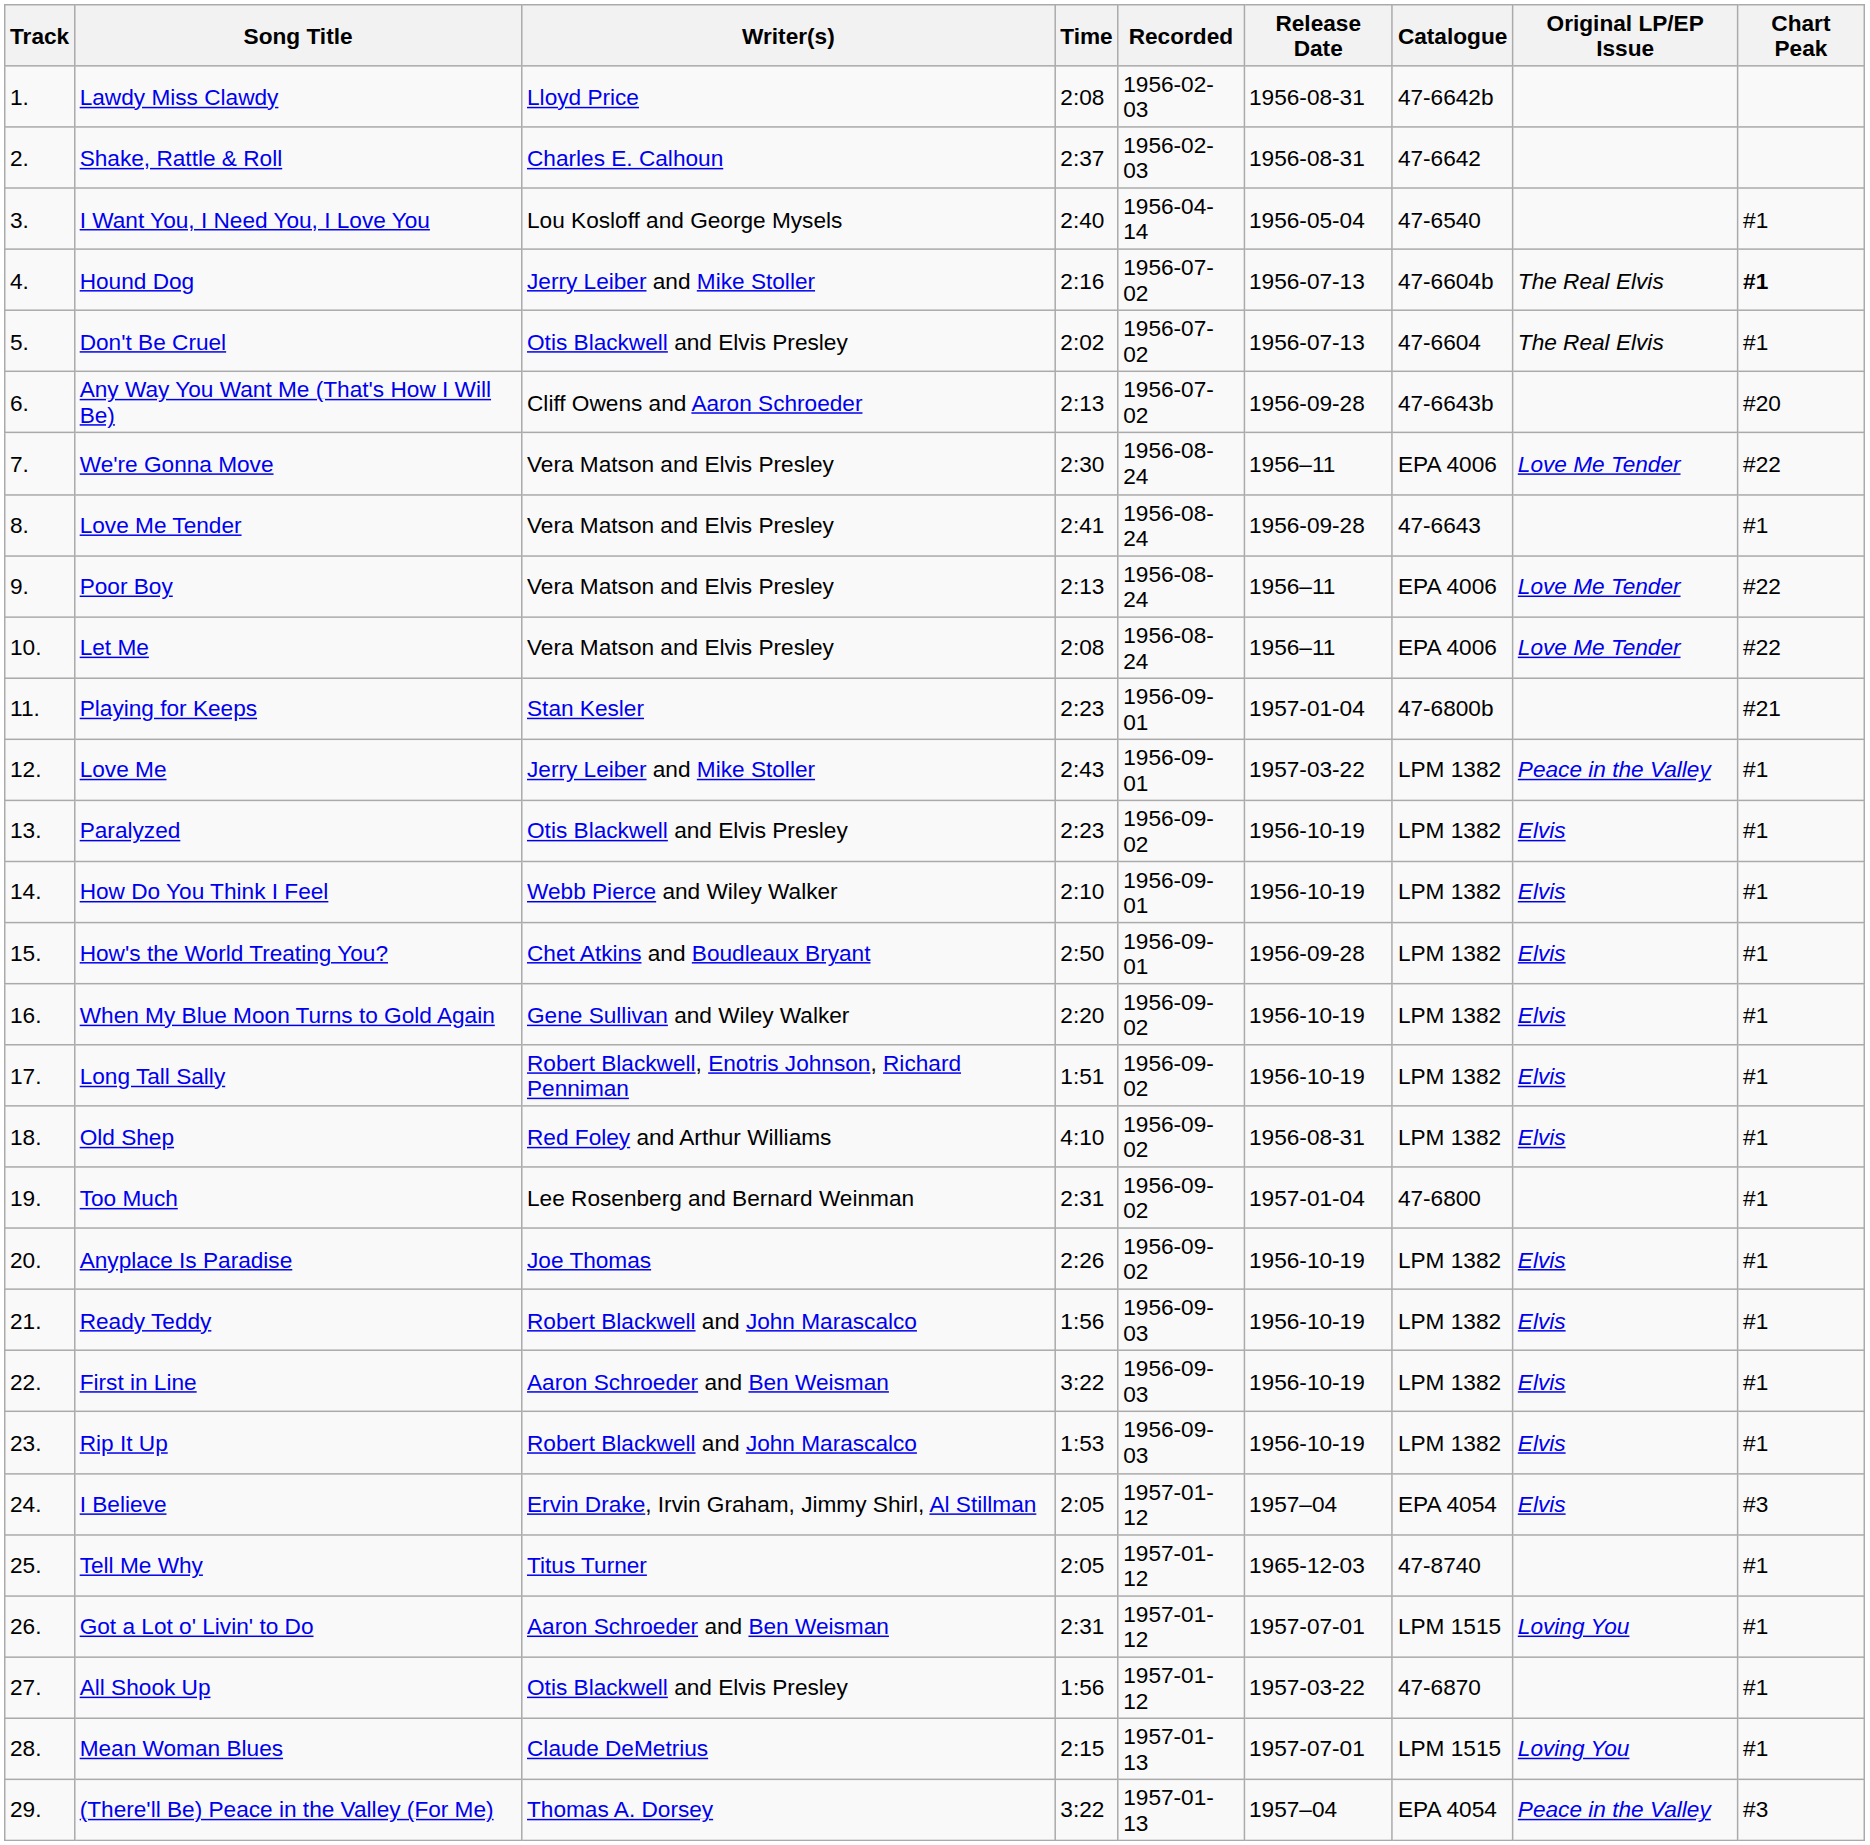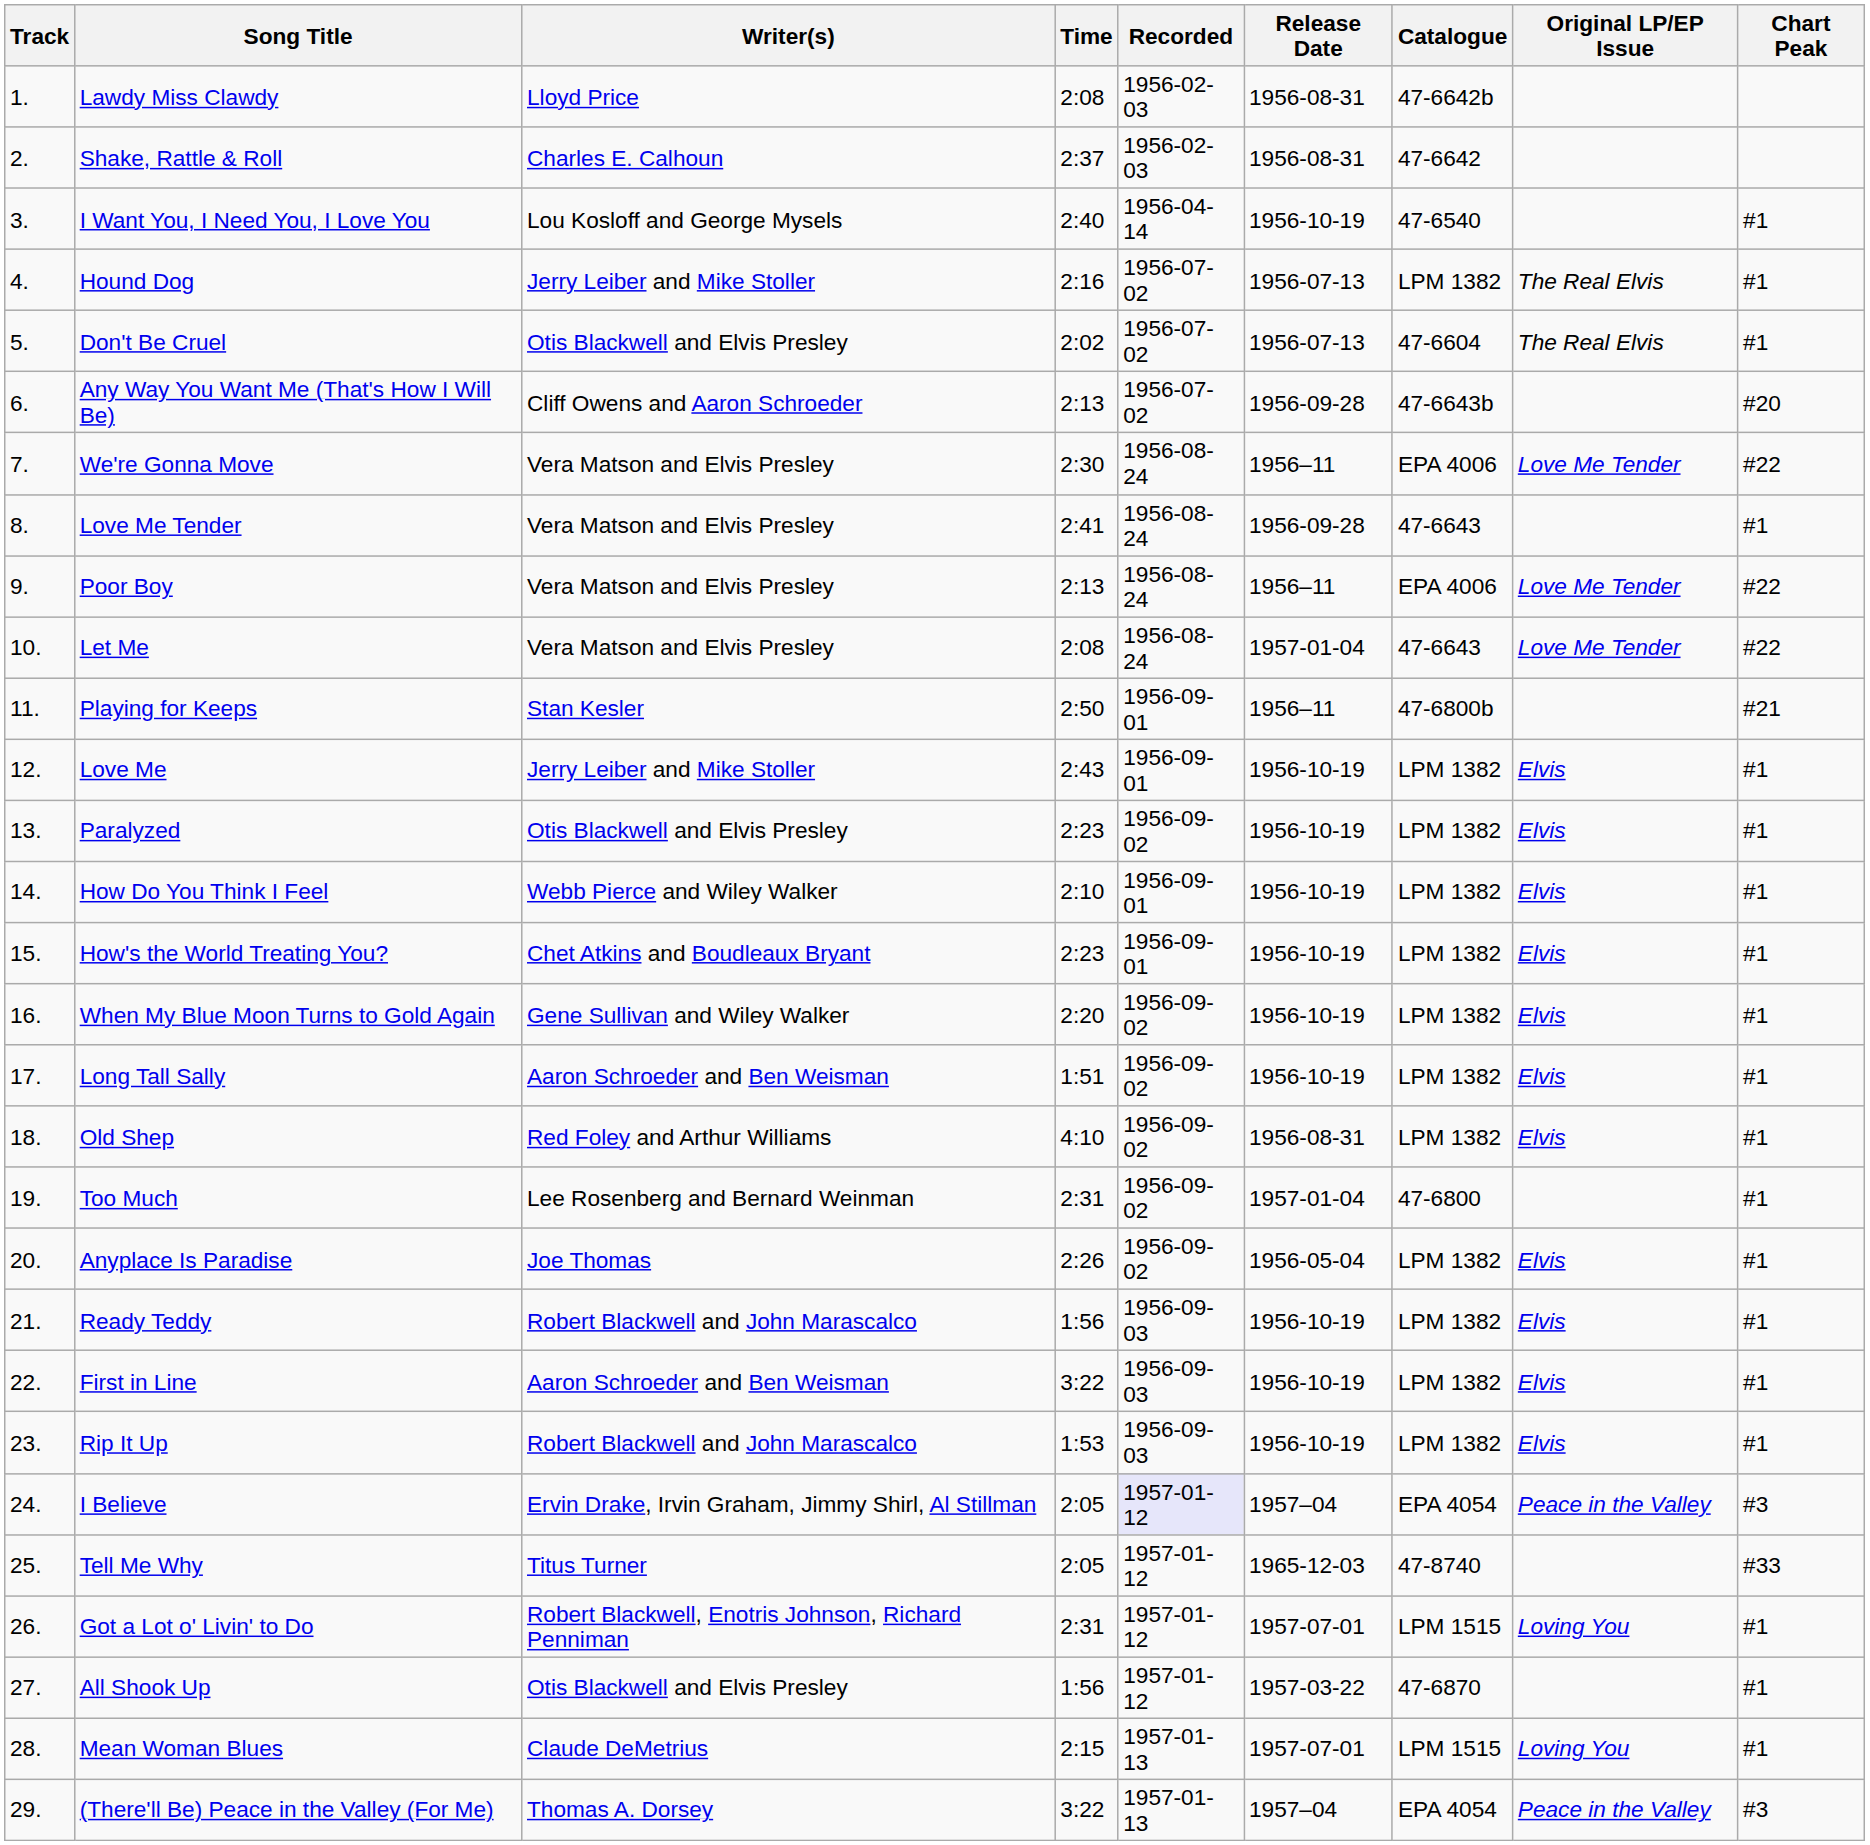(1307, 219) 1956-05-04 -> (1307, 219) 1956-10-19
(1446, 280) 47-6604b -> (1449, 280) LPM 1382
(1756, 280) bold -> (1756, 280) normal
(1292, 647) 1956–11 -> (1307, 647) 1957-01-04
(1447, 647) EPA 4006 -> (1439, 647) 47-6643
(1082, 709) 2:23 -> (1082, 709) 2:50
(1307, 709) 1957-01-04 -> (1292, 709) 1956–11
(1307, 770) 1957-03-22 -> (1307, 770) 1956-10-19
(1614, 770) Peace in the Valley -> (1542, 770) Elvis
(1082, 953) 2:50 -> (1082, 953) 2:23
(1307, 953) 1956-09-28 -> (1307, 953) 1956-10-19
(744, 1076) Robert Blackwell, Enotris Johnson, Richard Penniman -> (708, 1076) Aaron Schroeder and Ben Weisman
(1307, 1259) 1956-10-19 -> (1307, 1259) 1956-05-04
(1169, 1504) no background -> (1169, 1504) lavender background
(1542, 1504) Elvis -> (1614, 1504) Peace in the Valley
(1756, 1565) #1 -> (1762, 1565) #33
(708, 1626) Aaron Schroeder and Ben Weisman -> (744, 1626) Robert Blackwell, Enotris Johnson, Richard Penniman
